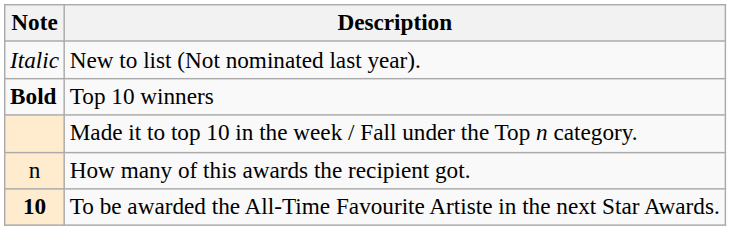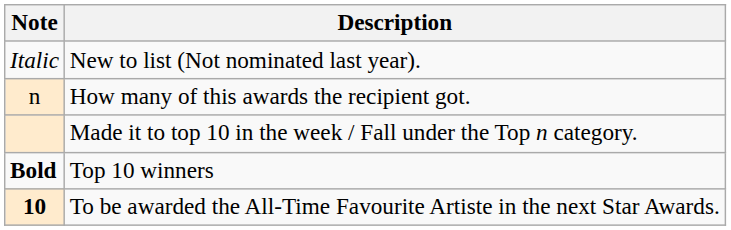rows swapped: (142, 96) <-> (270, 170)
